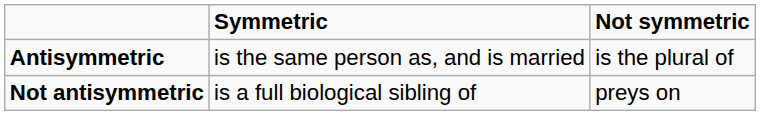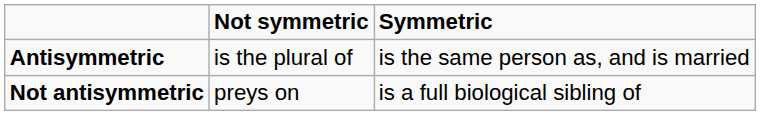columns swapped: (271, 22) <-> (672, 22)
